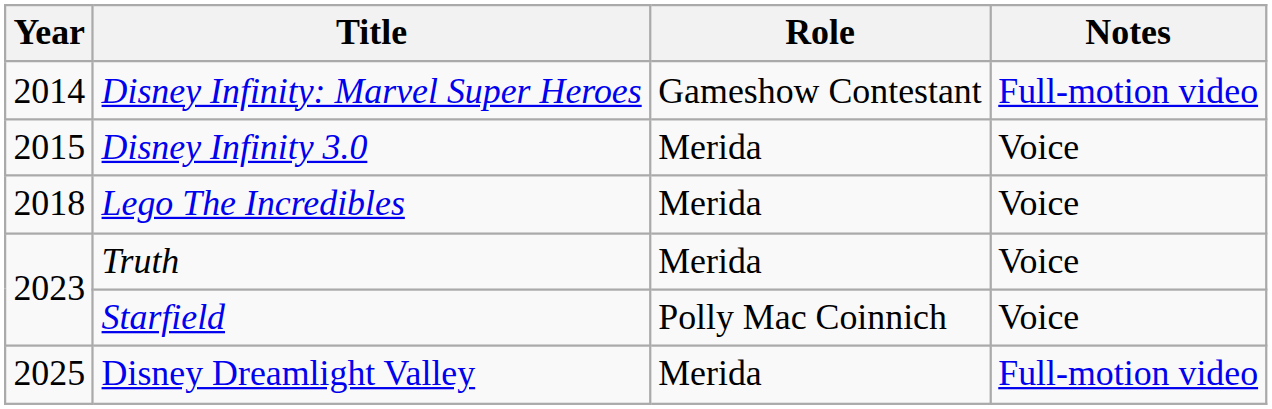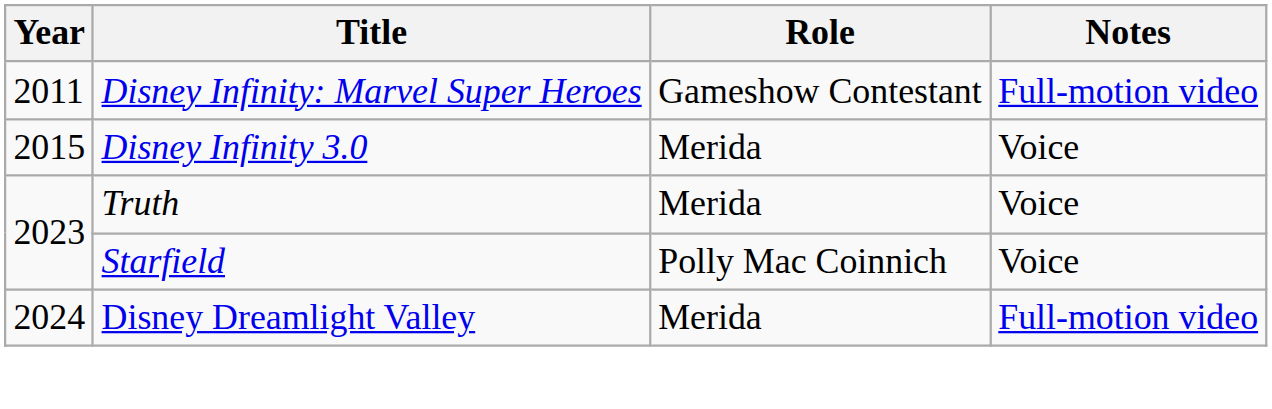(49, 89) 2014 -> (49, 89) 2011
- row: (253, 203)
(49, 373) 2025 -> (49, 317) 2024
